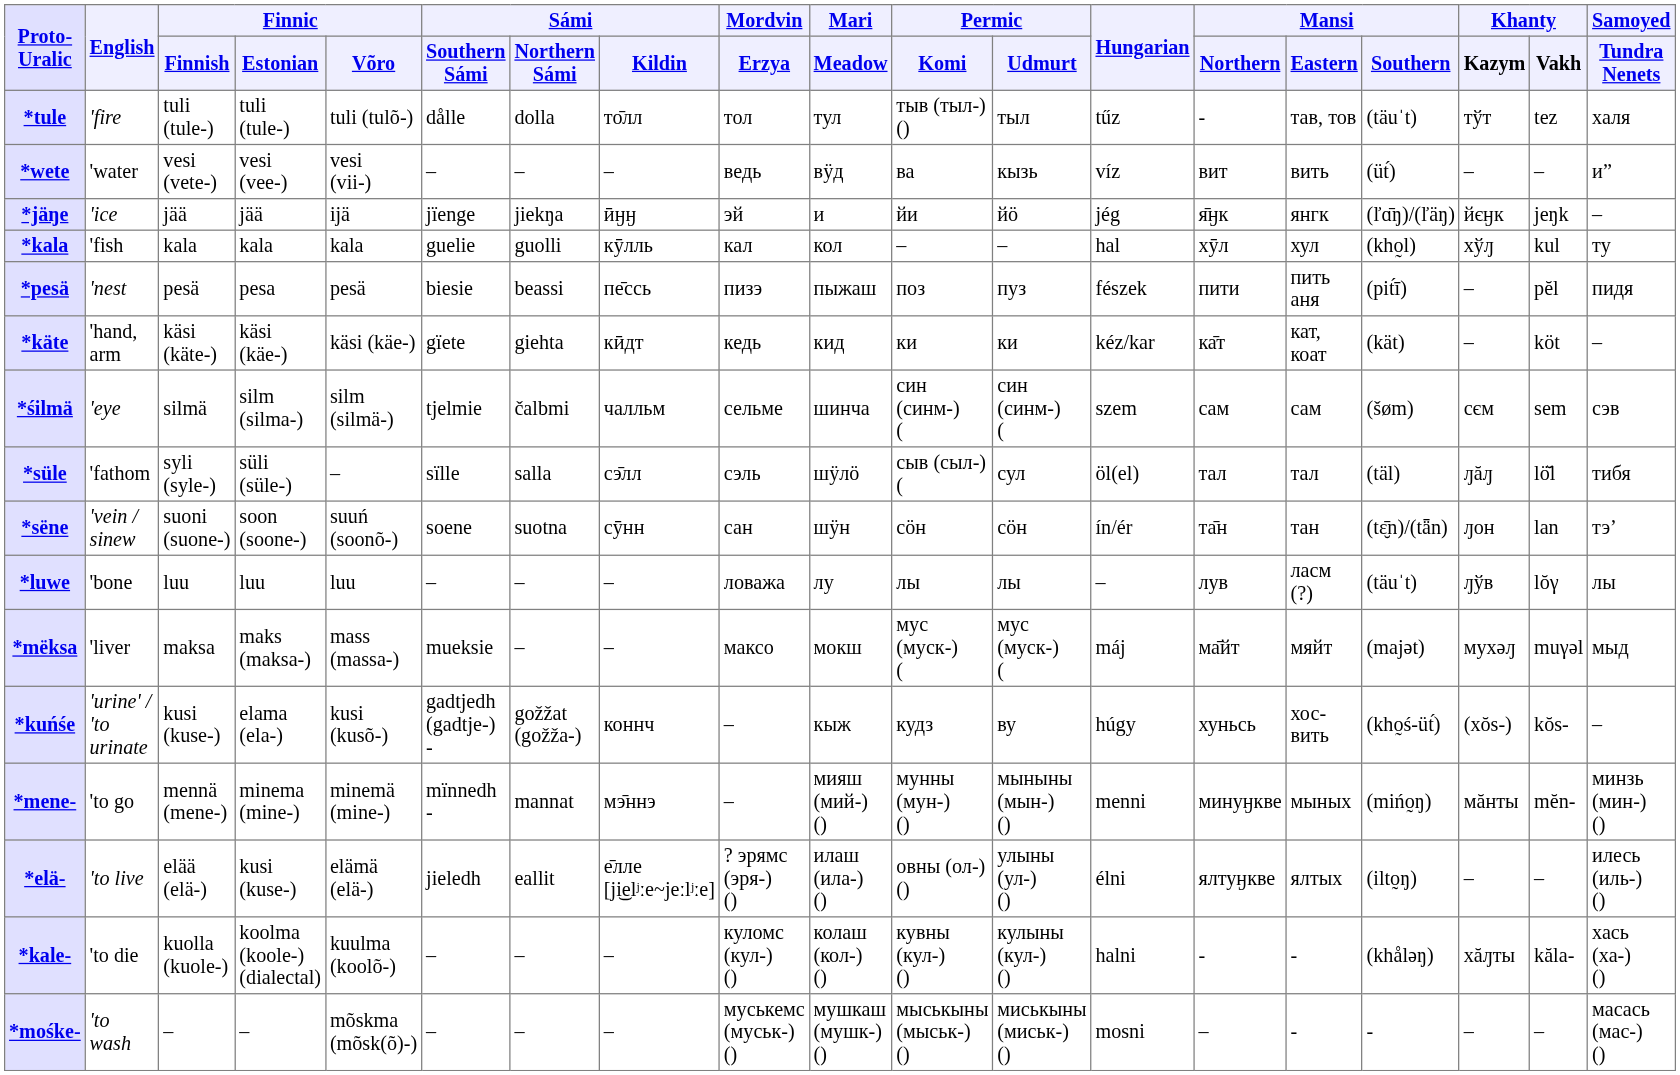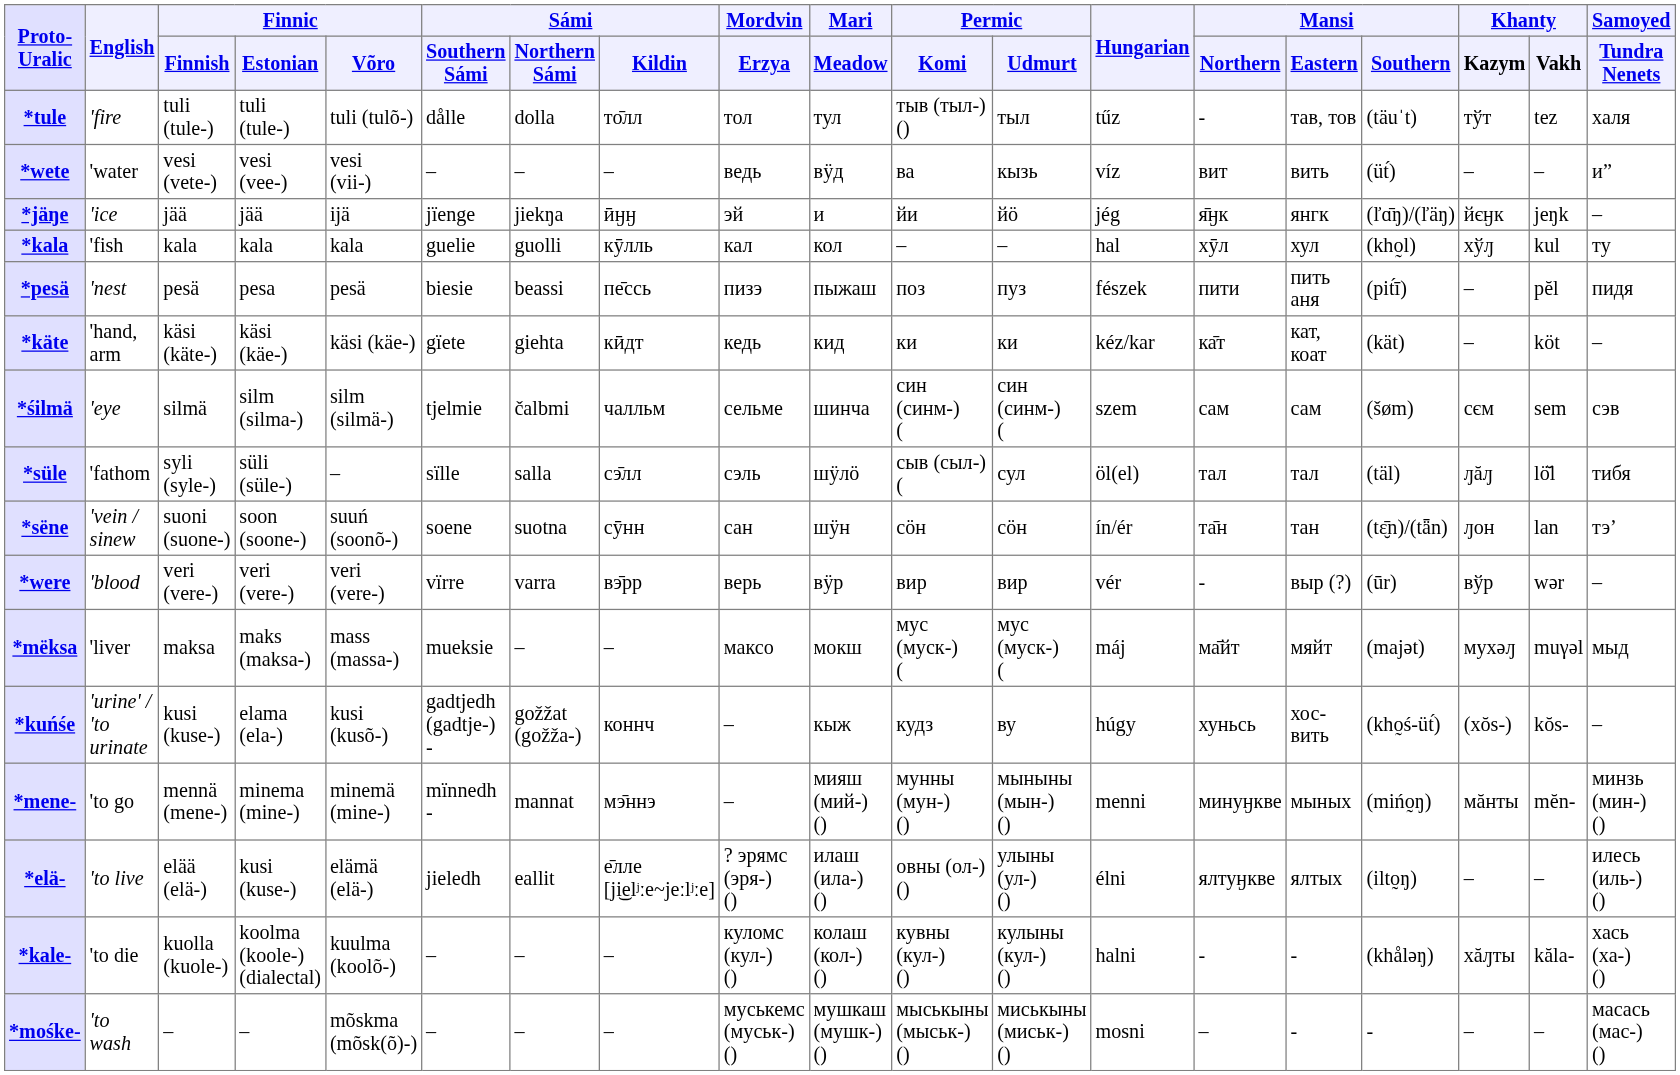- row: (45, 582)
+ row: (45, 582)
